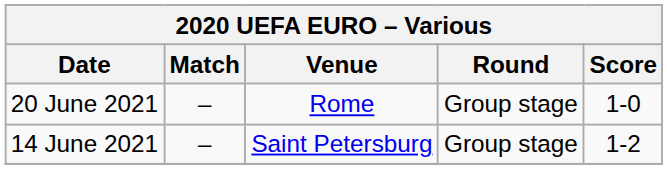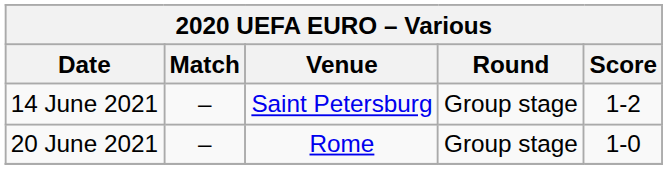rows swapped: (84, 144) <-> (84, 104)
